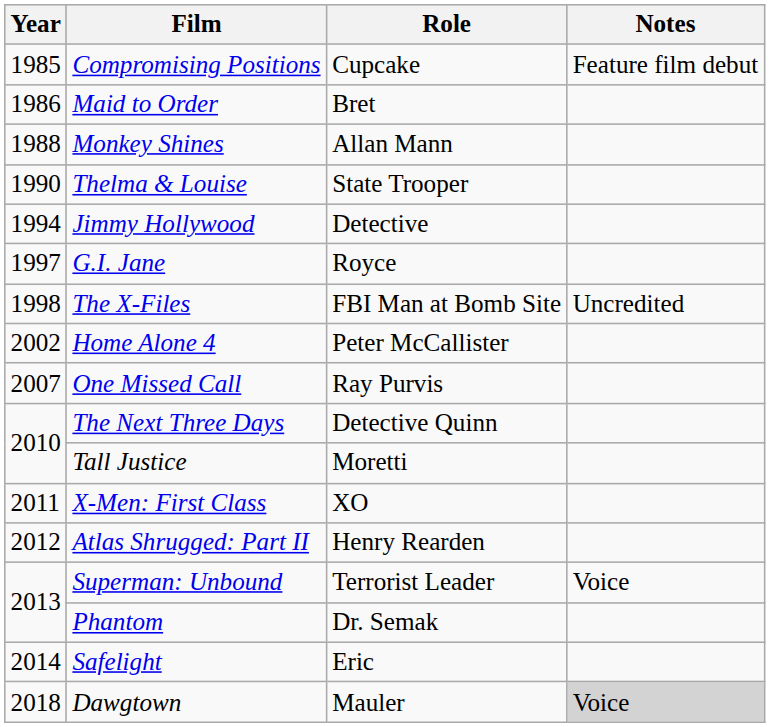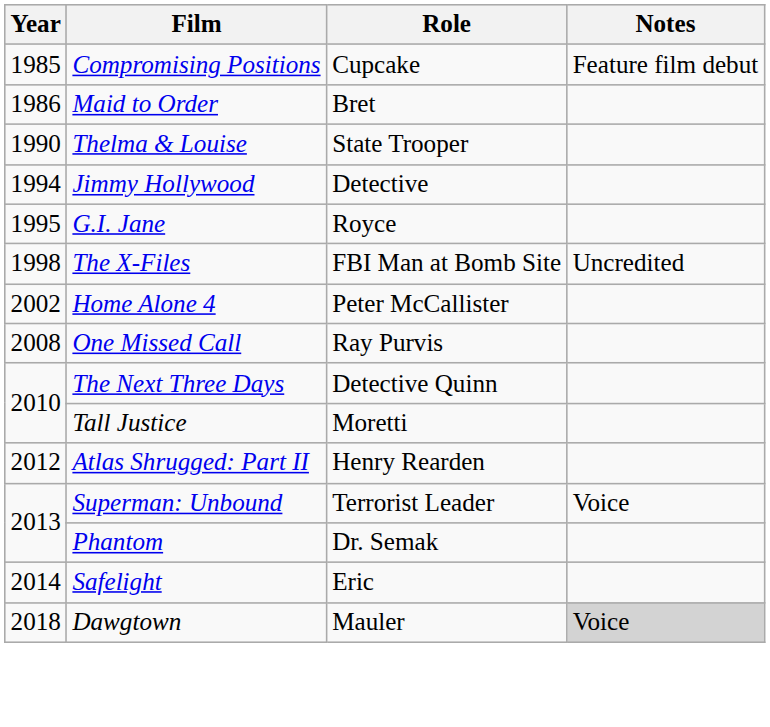- row: (148, 143)
(36, 263) 1997 -> (36, 223) 1995
(36, 382) 2007 -> (36, 343) 2008
- row: (169, 502)
